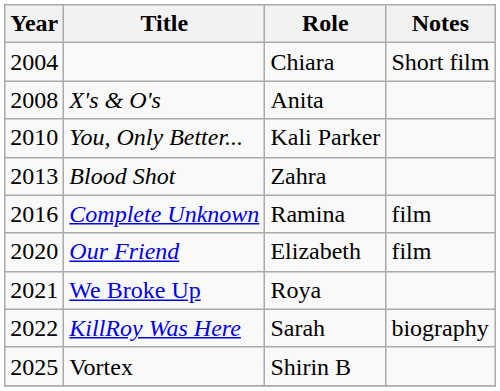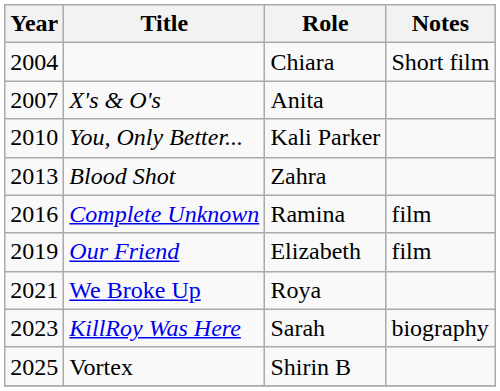(34, 99) 2008 -> (34, 99) 2007
(34, 251) 2020 -> (34, 251) 2019
(34, 328) 2022 -> (34, 328) 2023
